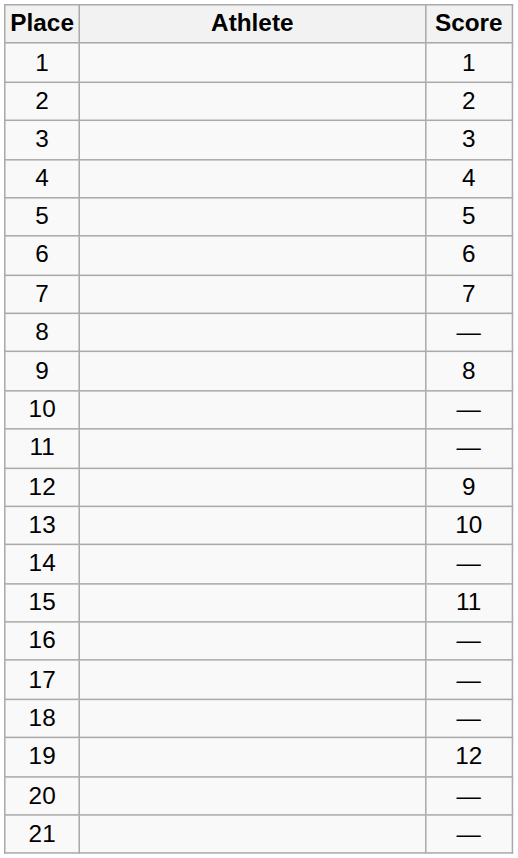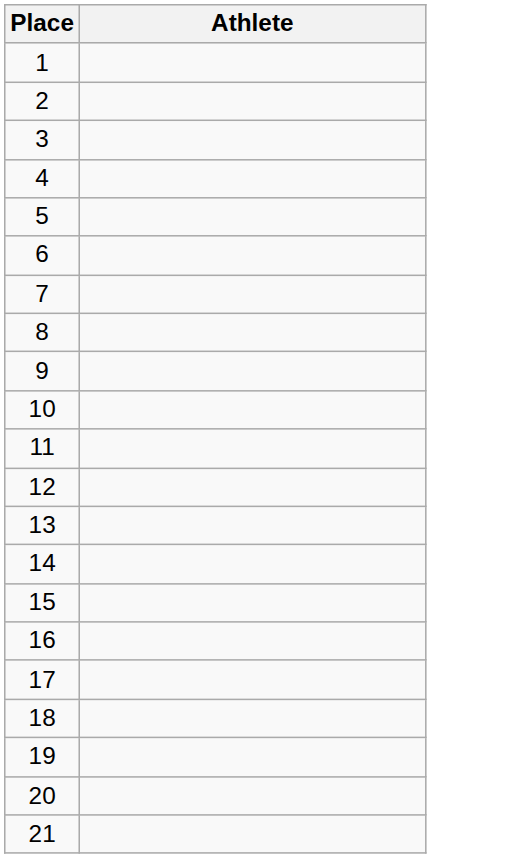- column: (469, 23)
